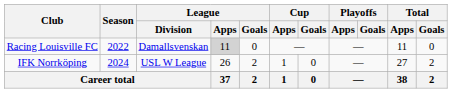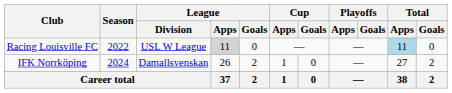(173, 46) Damallsvenskan -> (173, 46) USL W League
(402, 46) no background -> (402, 46) lightblue background
(173, 63) USL W League -> (173, 63) Damallsvenskan
